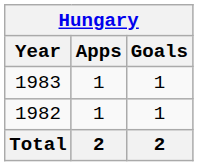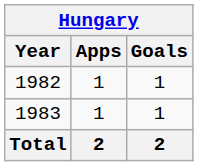rows swapped: (38, 114) <-> (38, 83)
